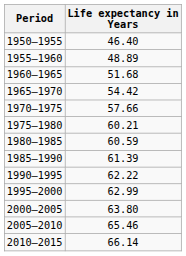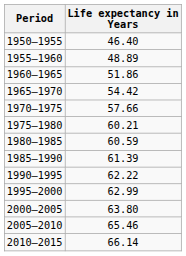(123, 75) 51.68 -> (123, 75) 51.86
